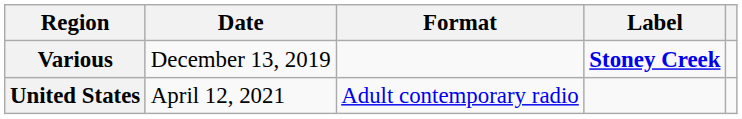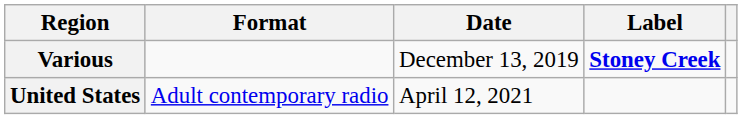columns swapped: (241, 22) <-> (460, 22)
